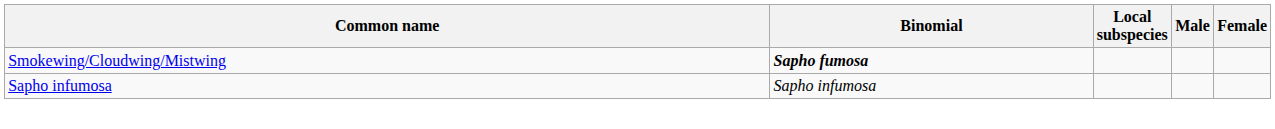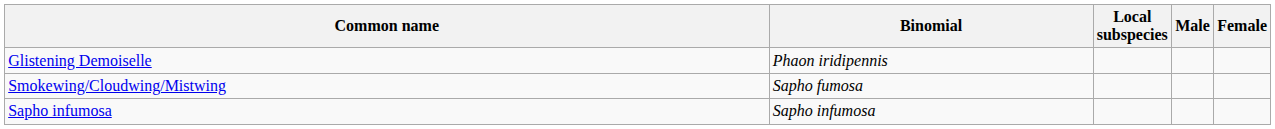+ row: (80, 60)
(821, 60) bold -> (818, 85) normal
